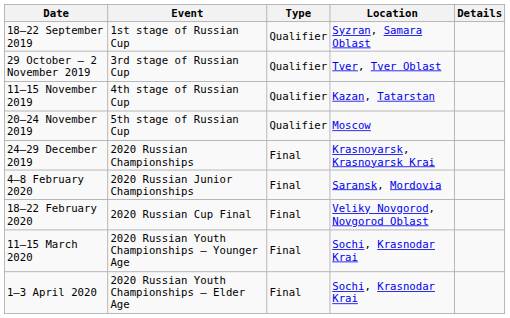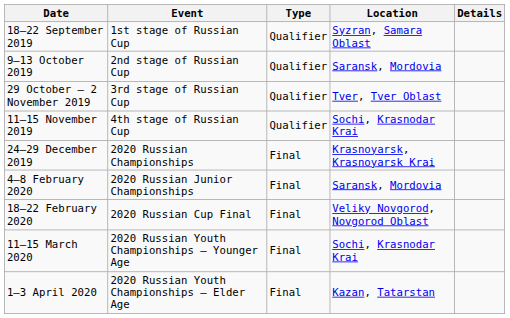+ row: (45, 66)
(384, 96) Kazan, Tatarstan -> (384, 126) Sochi, Krasnodar Krai
- row: (52, 126)
(384, 292) Sochi, Krasnodar Krai -> (384, 292) Kazan, Tatarstan
